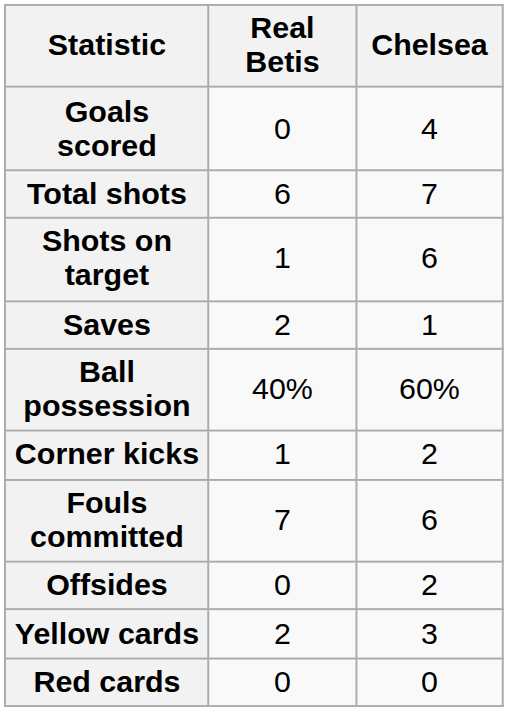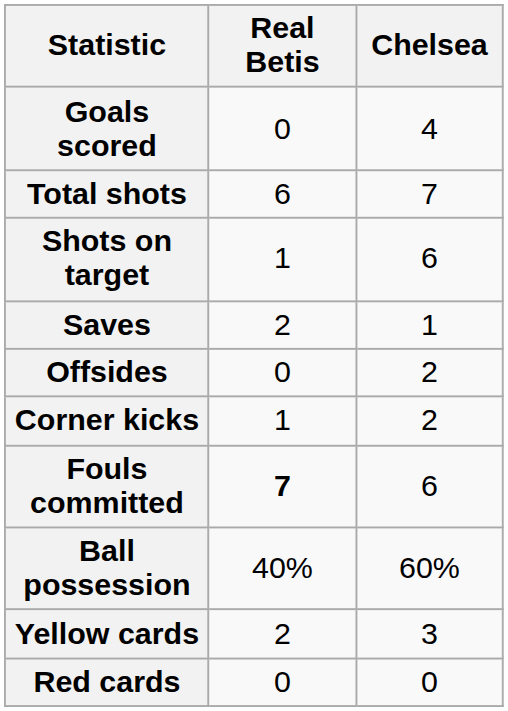rows swapped: (107, 389) <-> (107, 585)
(282, 519) normal -> (282, 485) bold
